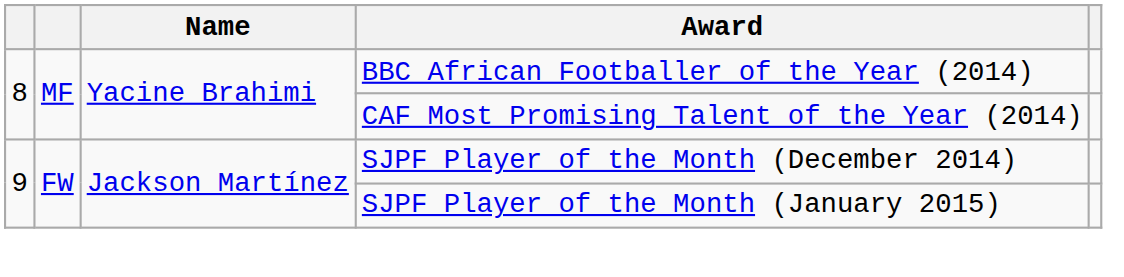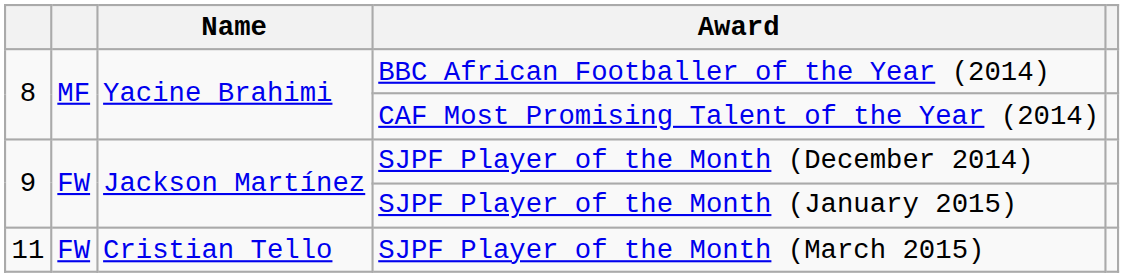+ row: (681, 250)
